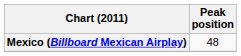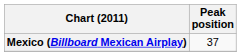(213, 42) 48 -> (213, 42) 37
